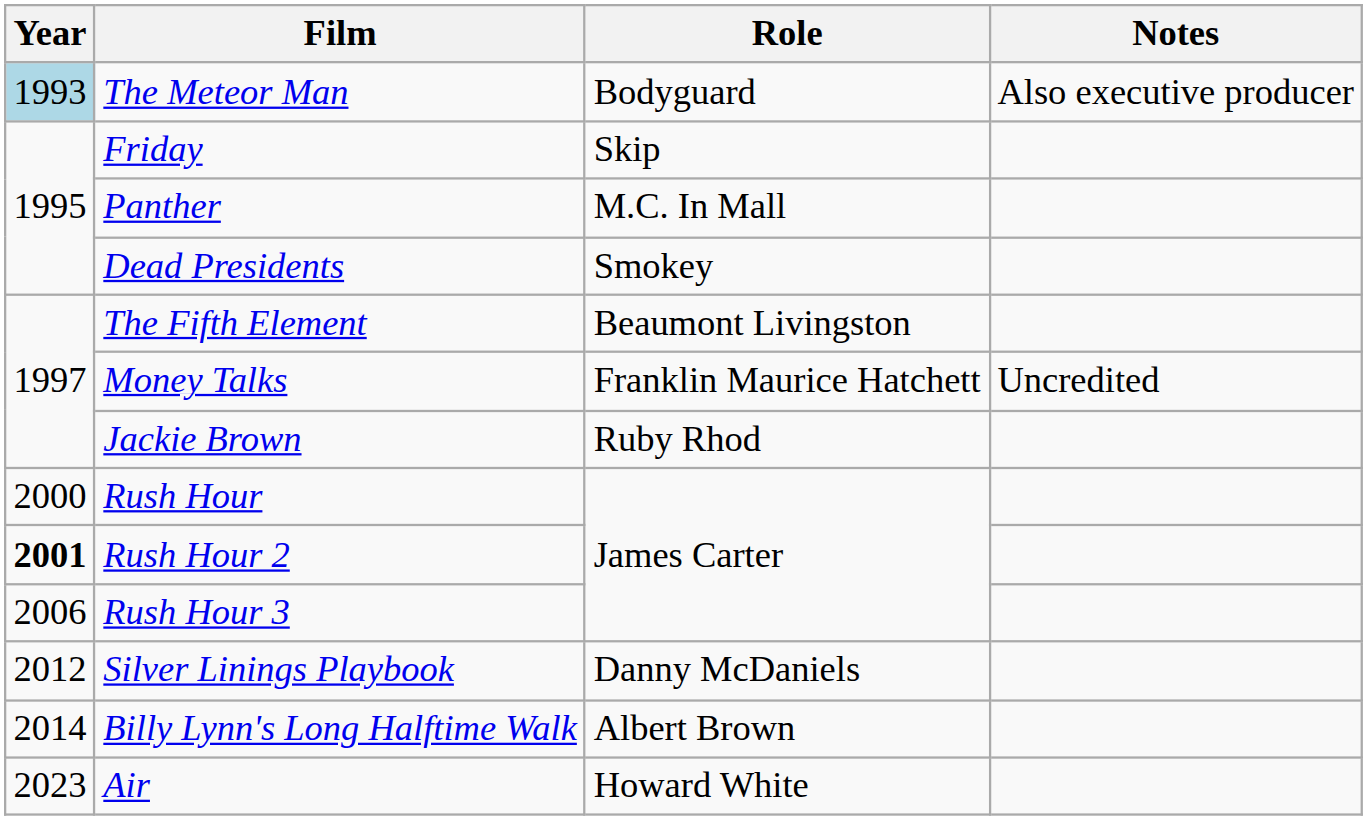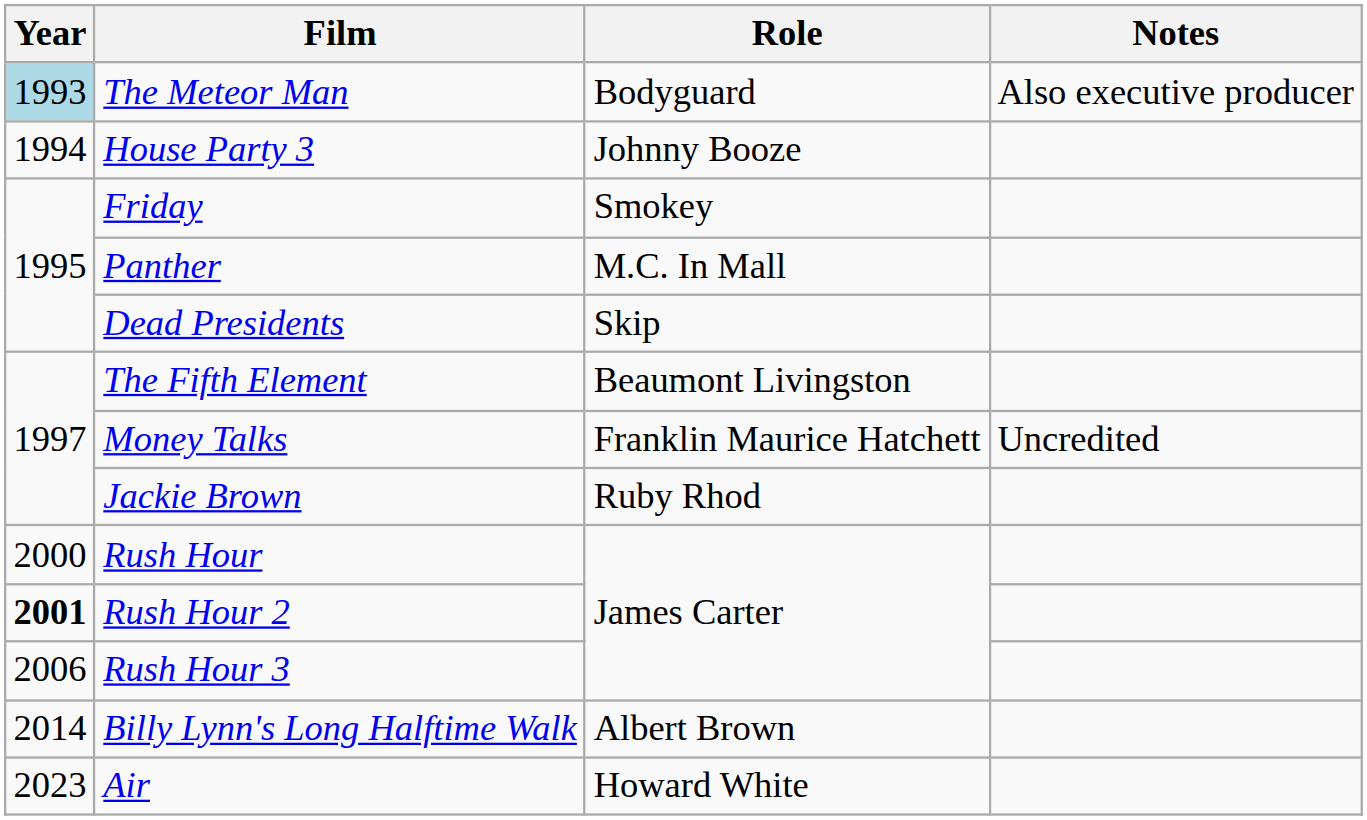+ row: (209, 149)
(627, 149) Skip -> (653, 206) Smokey
(653, 264) Smokey -> (627, 322) Skip
- row: (279, 669)
